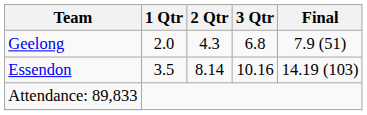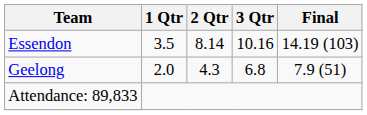rows swapped: (36, 43) <-> (40, 69)
